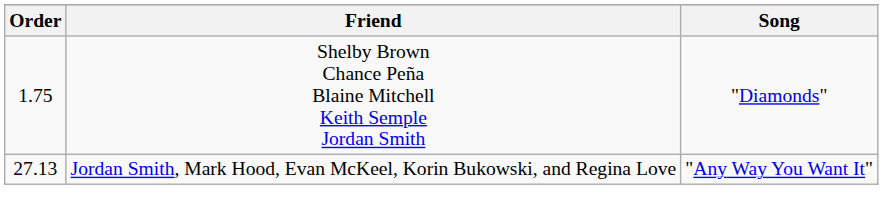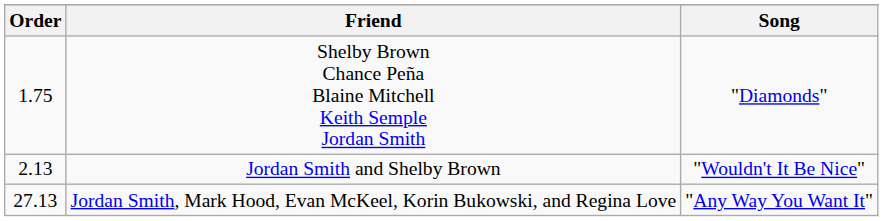+ row: (373, 169)
